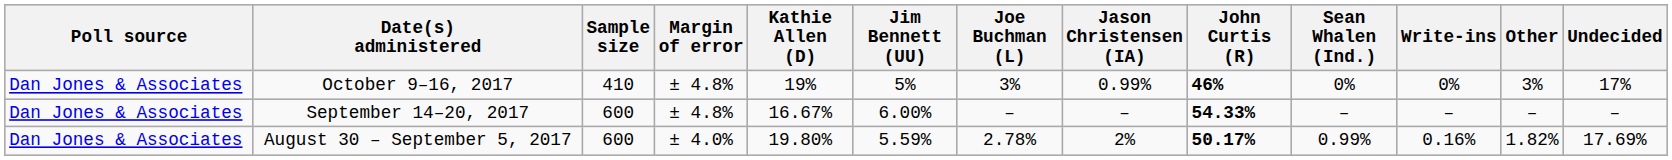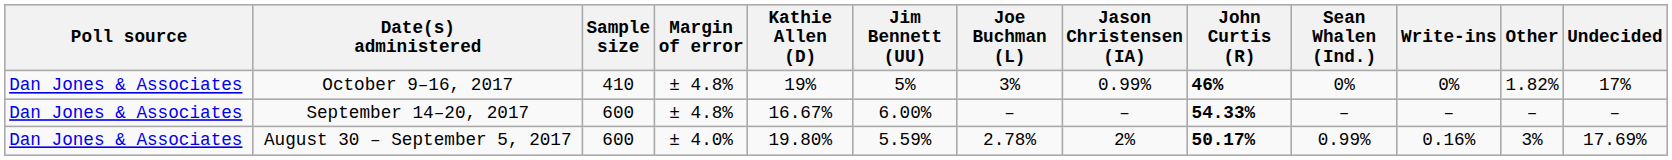(1532, 85) 3% -> (1532, 85) 1.82%
(1532, 141) 1.82% -> (1532, 141) 3%
